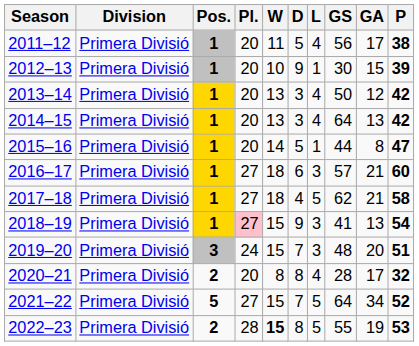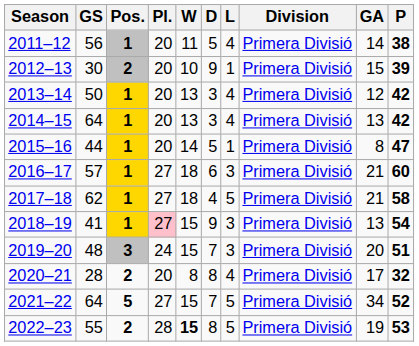columns swapped: (134, 17) <-> (340, 17)
(375, 43) 17 -> (375, 43) 14
(214, 69) 1 -> (128, 69) 2
